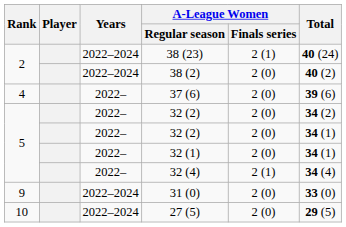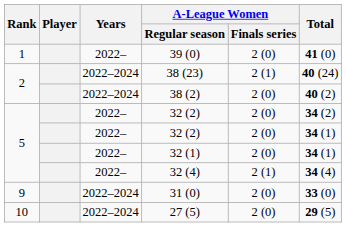+ row: (22, 53)
- row: (22, 93)
